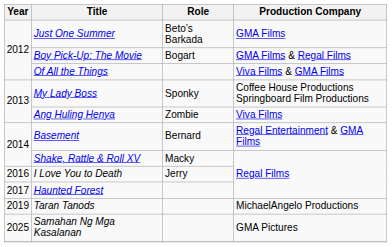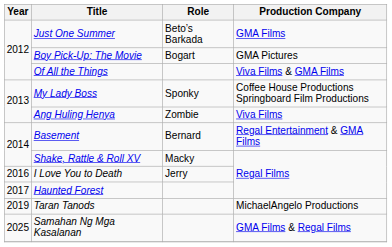(293, 55) GMA Films & Regal Films -> (267, 55) GMA Pictures
(267, 228) GMA Pictures -> (293, 228) GMA Films & Regal Films
